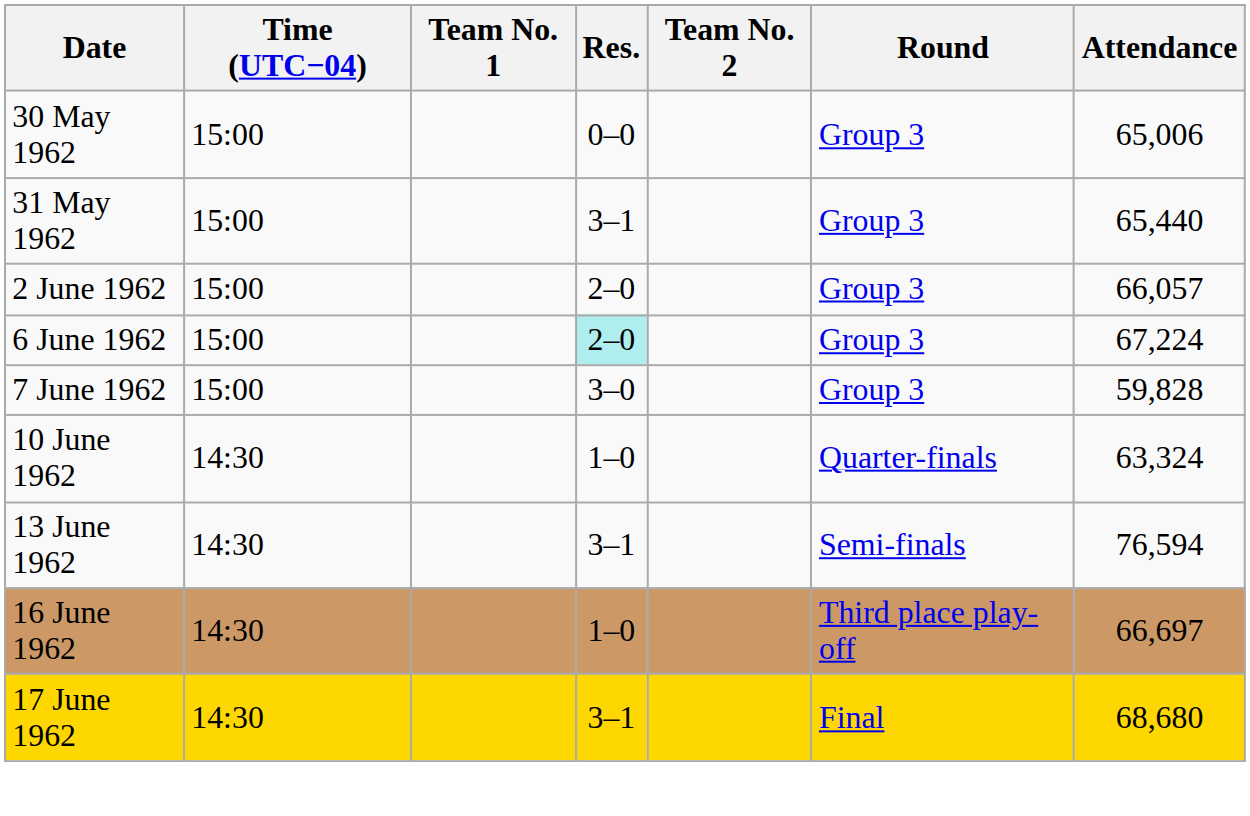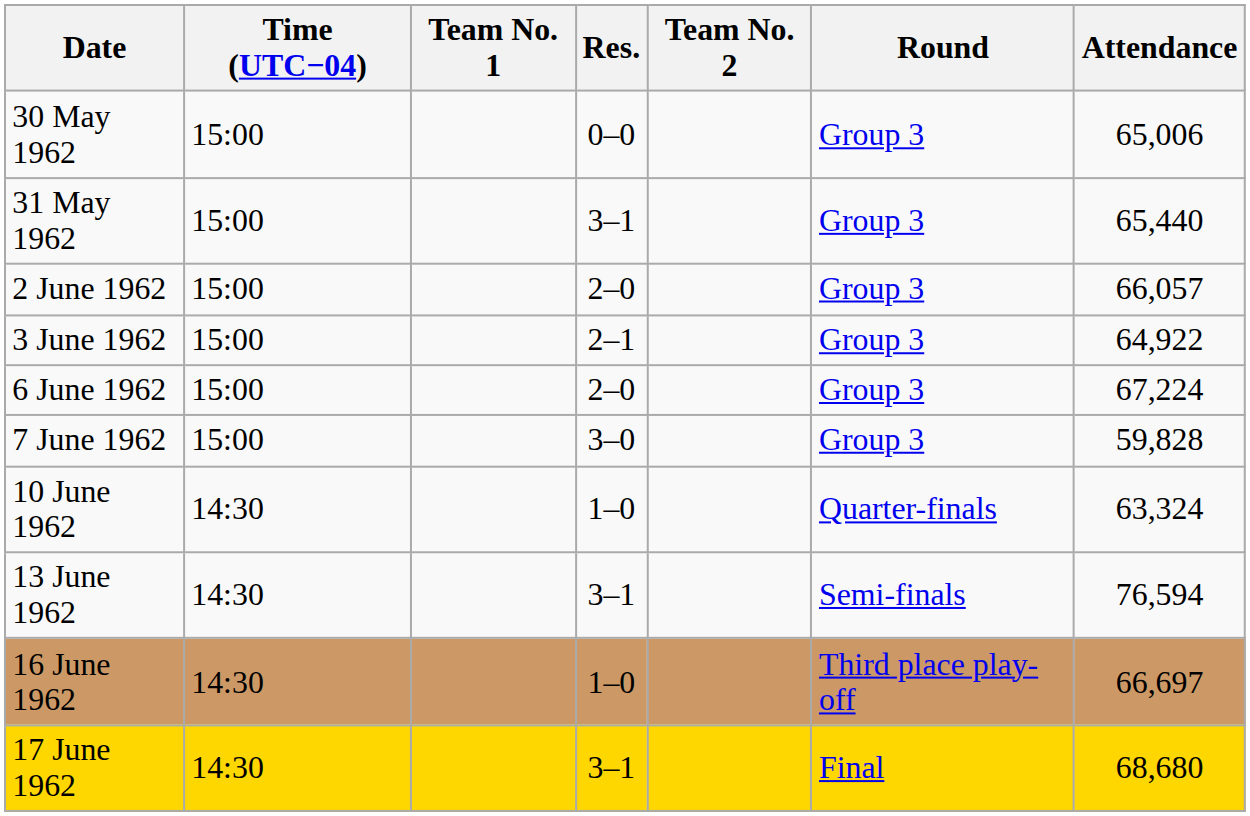+ row: (89, 339)
(611, 339) paleturquoise background -> (611, 389) no background
